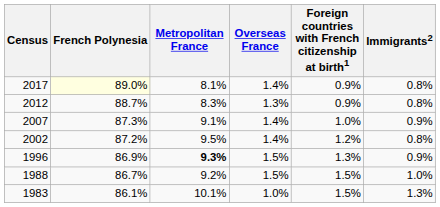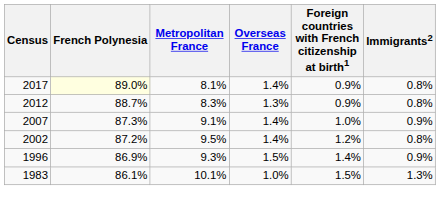(214, 157) bold -> (214, 157) normal
(348, 157) 1.3% -> (348, 157) 1.4%
- row: (35, 175)
